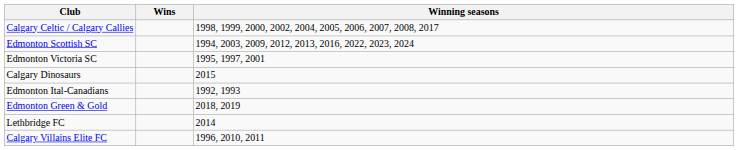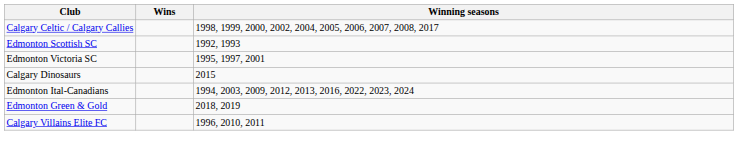(305, 43) 1994, 2003, 2009, 2012, 2013, 2016, 2022, 2023, 2024 -> (218, 43) 1992, 1993
(218, 91) 1992, 1993 -> (305, 91) 1994, 2003, 2009, 2012, 2013, 2016, 2022, 2023, 2024
- row: (36, 122)
